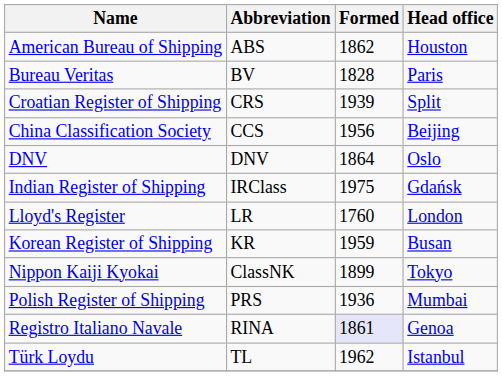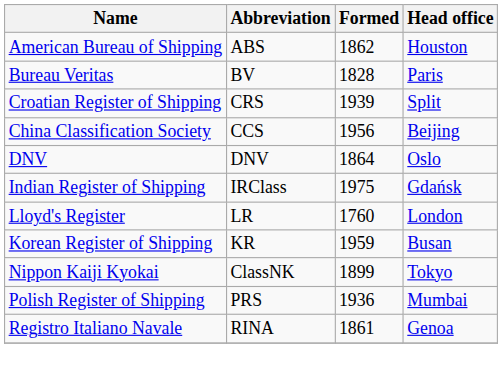(357, 328) lavender background -> (357, 328) no background
- row: (51, 356)
